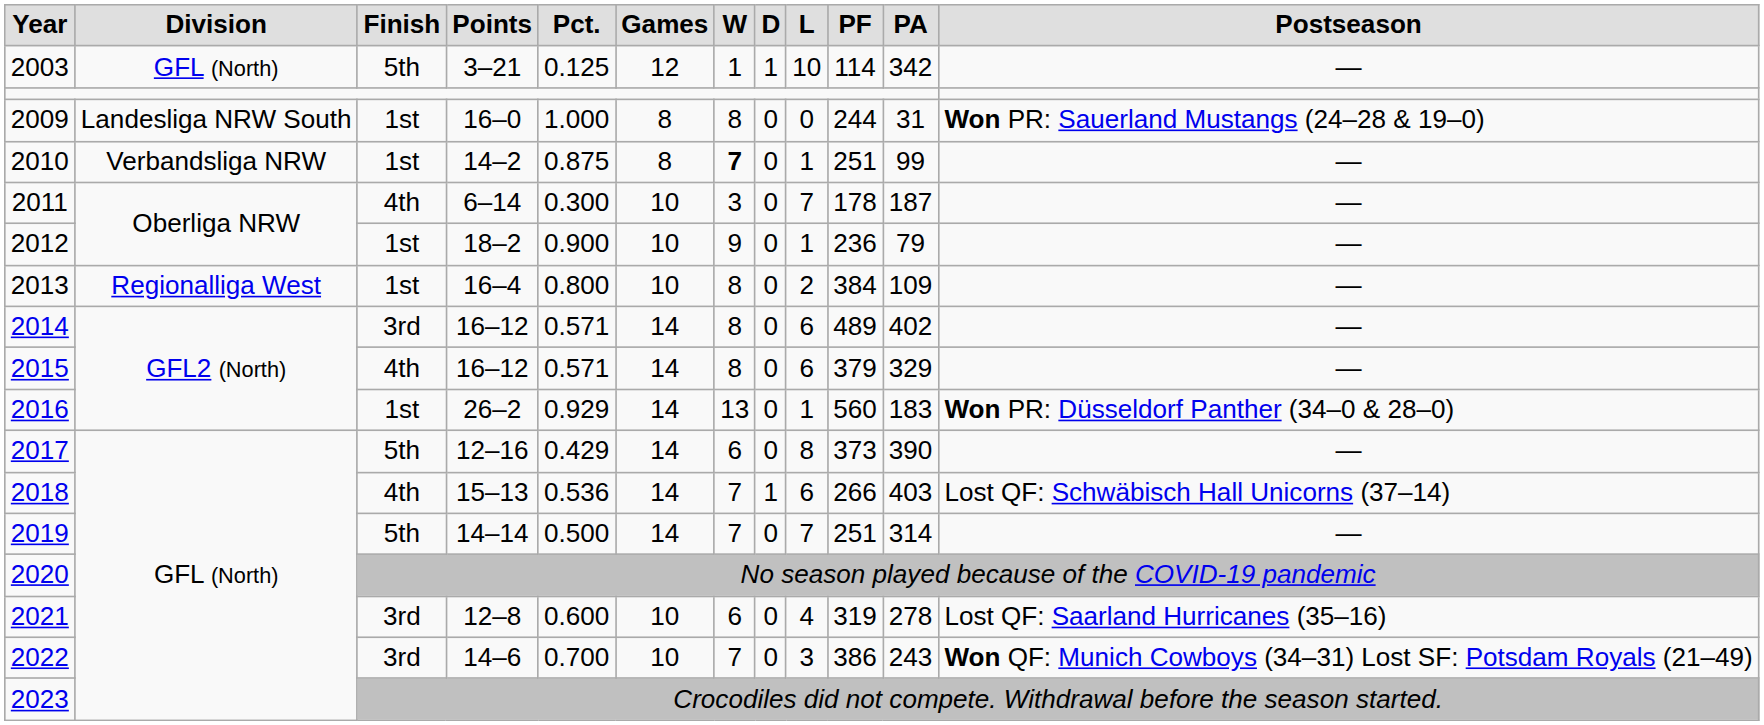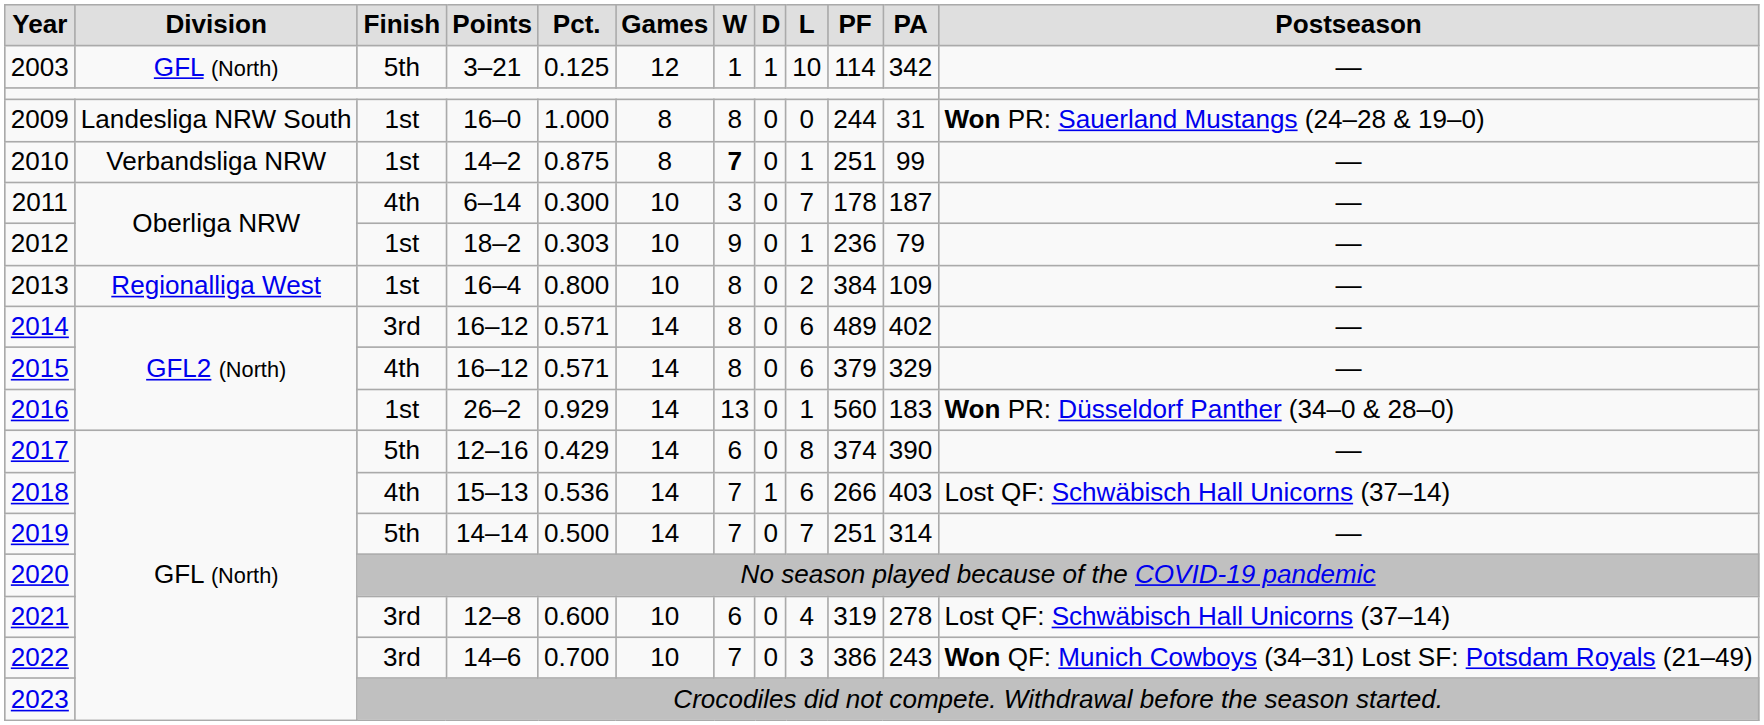(577, 244) 0.900 -> (577, 244) 0.303
(855, 450) 373 -> (855, 450) 374
(1165, 616) Lost QF: Saarland Hurricanes (35–16) -> (1197, 616) Lost QF: Schwäbisch Hall Unicorns (37–14)
